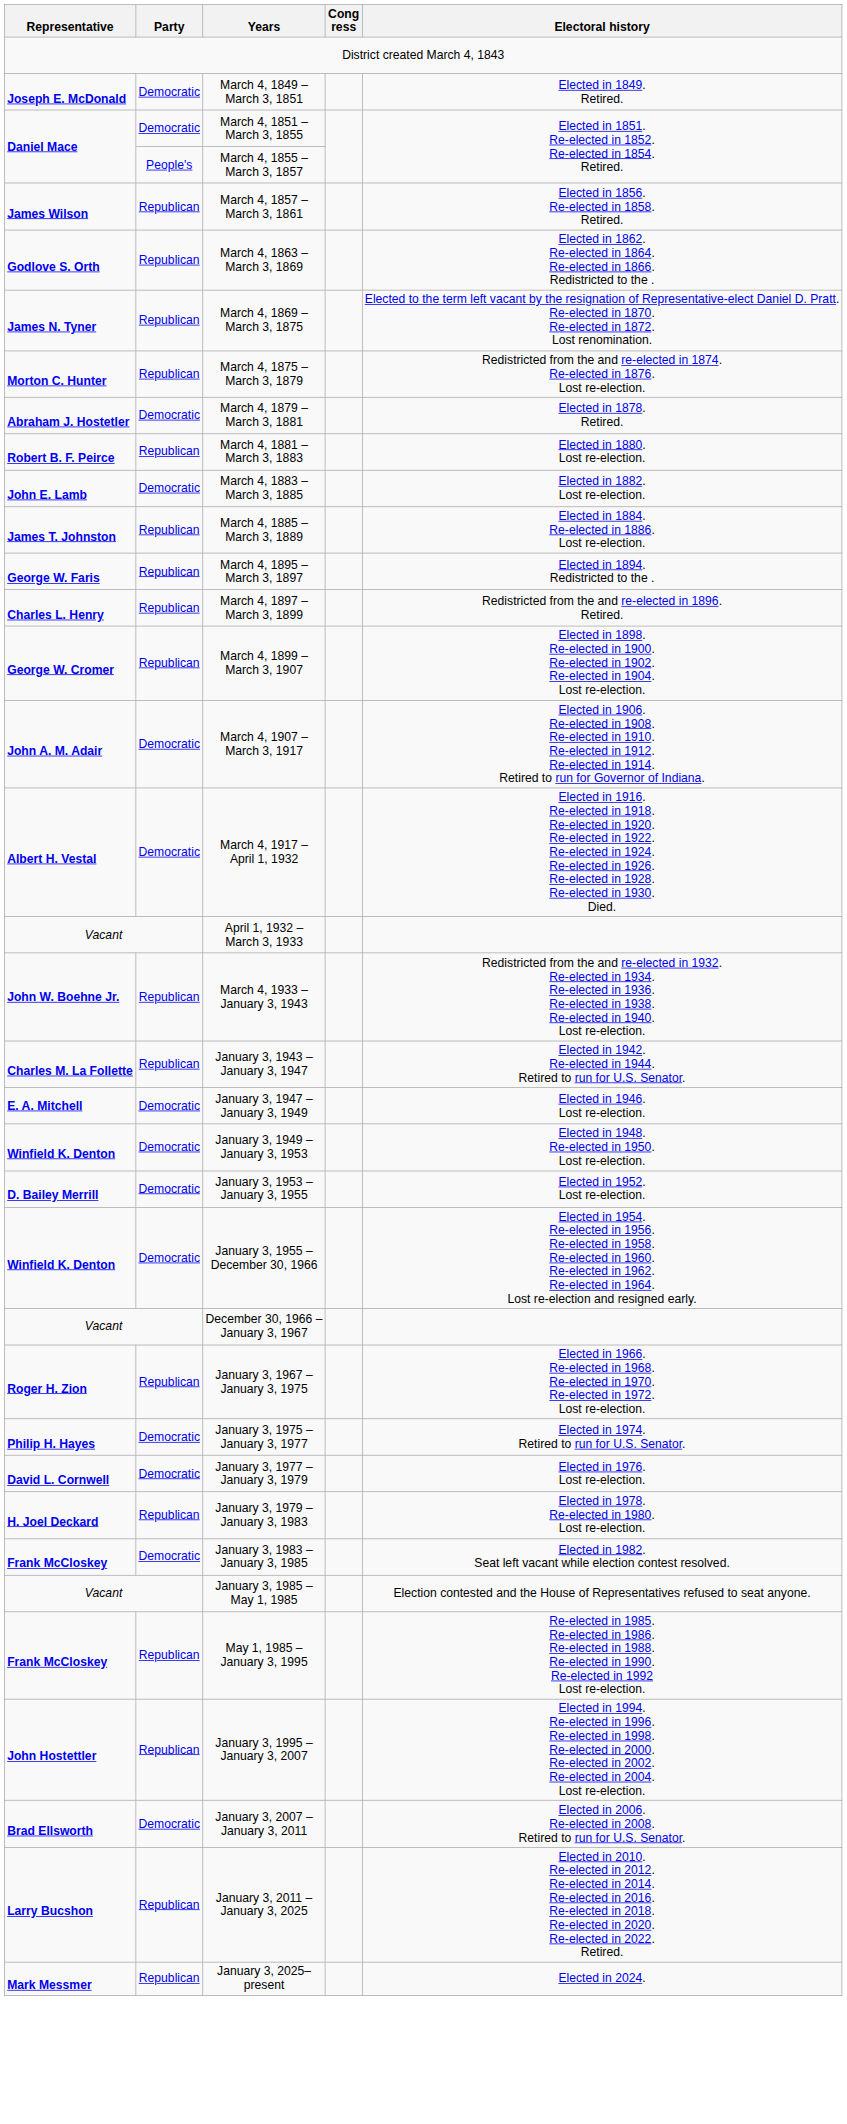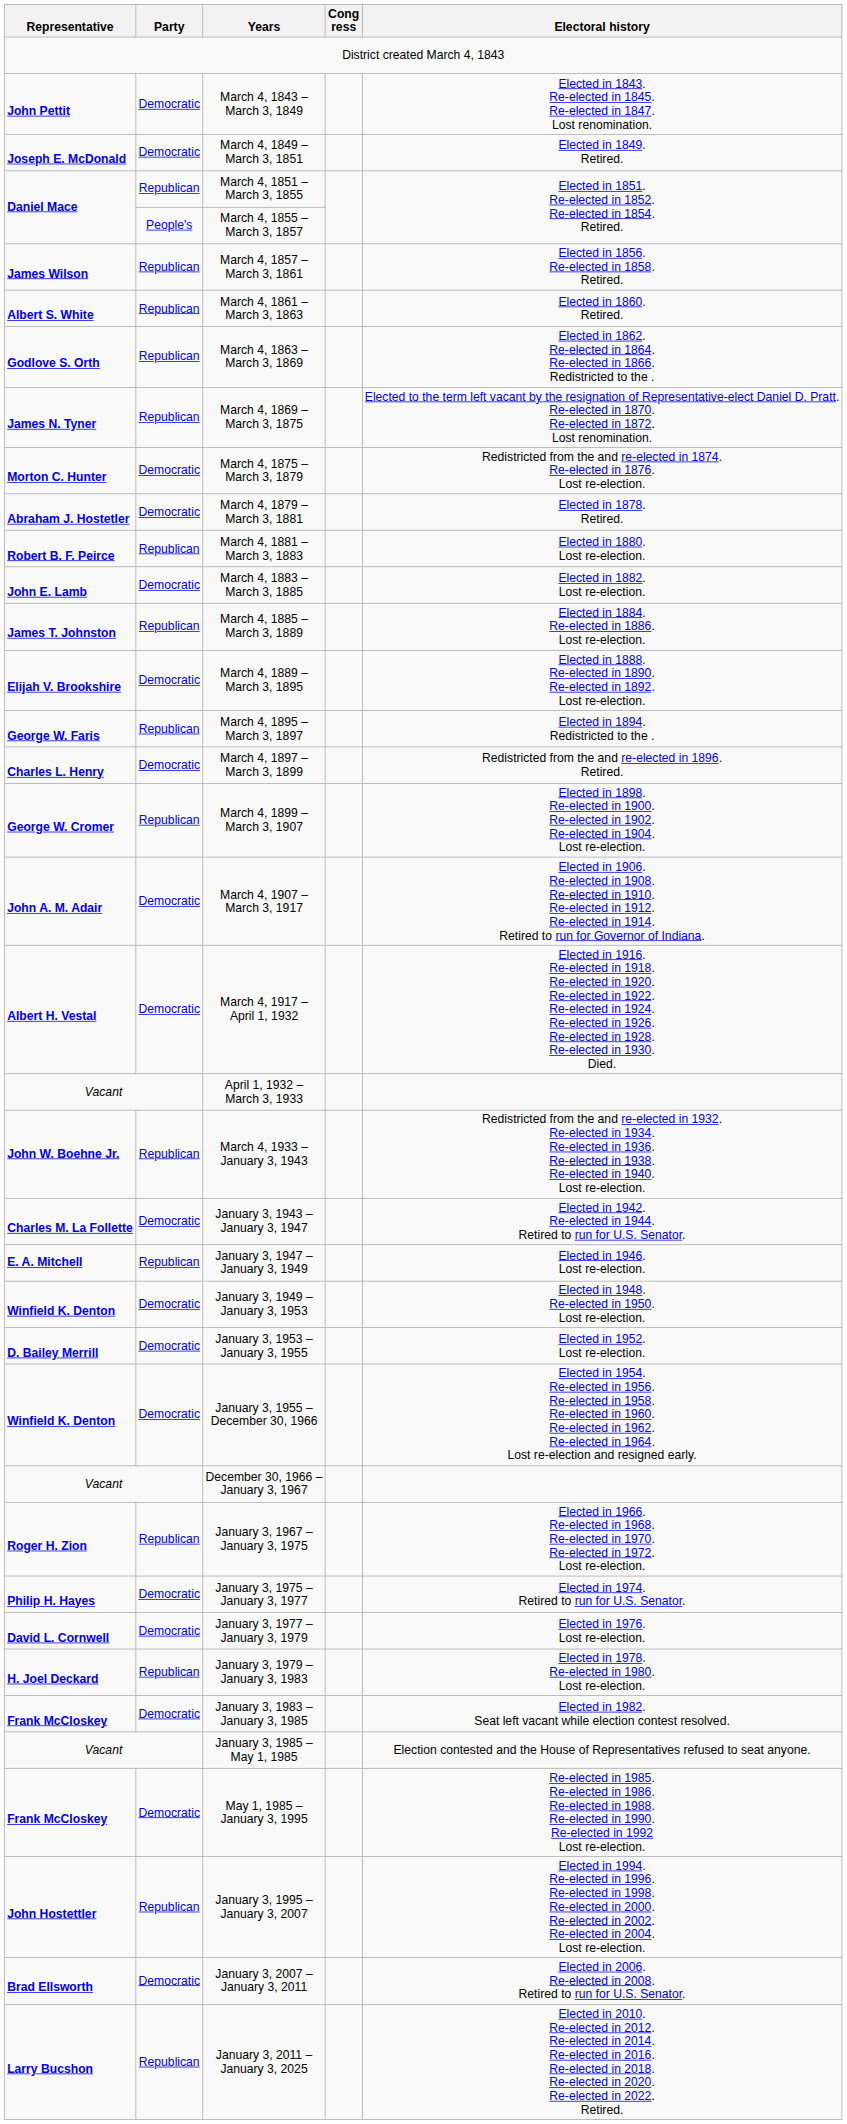+ row: (264, 104)
(169, 128) Democratic -> (169, 188) Republican
+ row: (264, 308)
(169, 374) Republican -> (169, 470) Democratic
+ row: (264, 680)
(169, 608) Republican -> (169, 765) Democratic
(169, 1064) Republican -> (169, 1221) Democratic
(169, 1105) Democratic -> (169, 1262) Republican
(169, 1655) Republican -> (169, 1812) Democratic
- row: (264, 1978)
